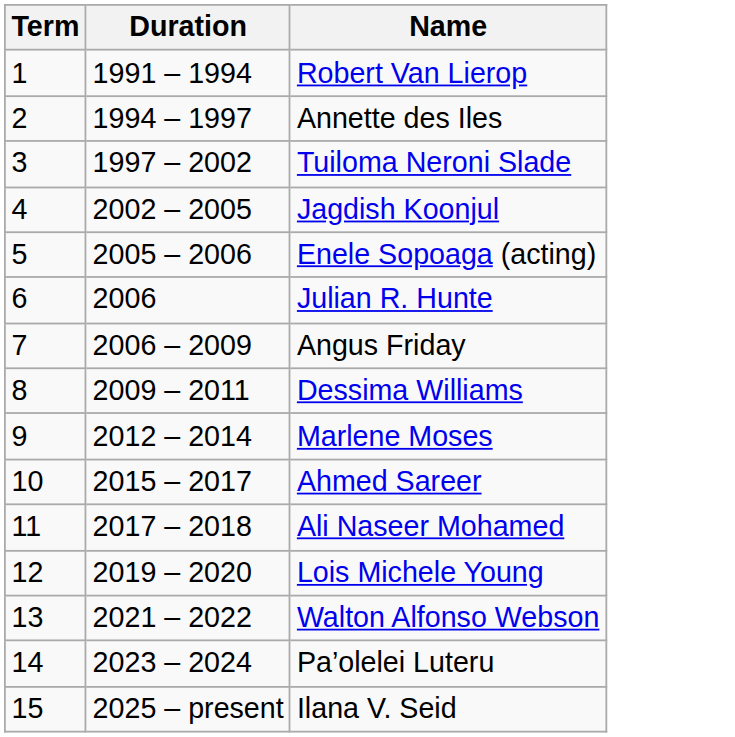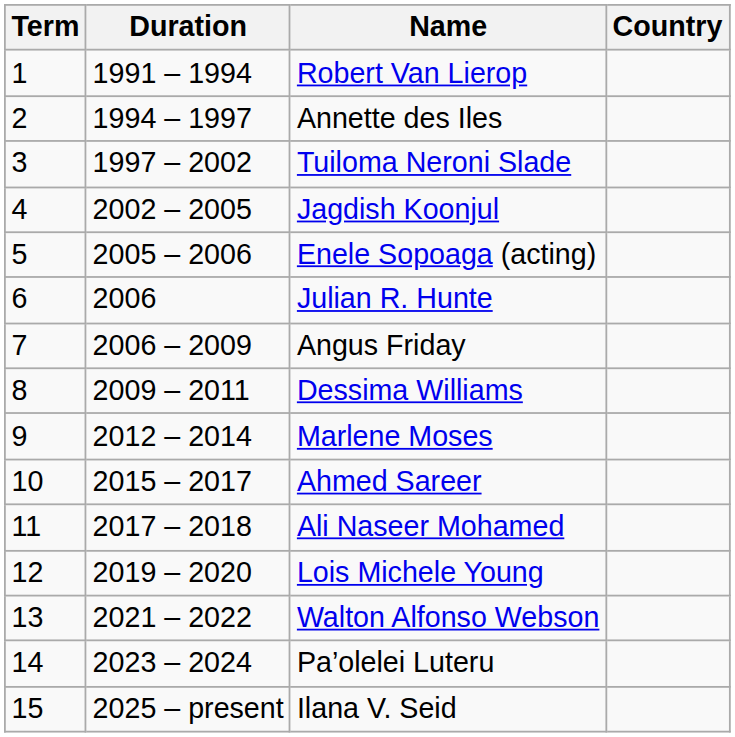+ column: (667, 27)
